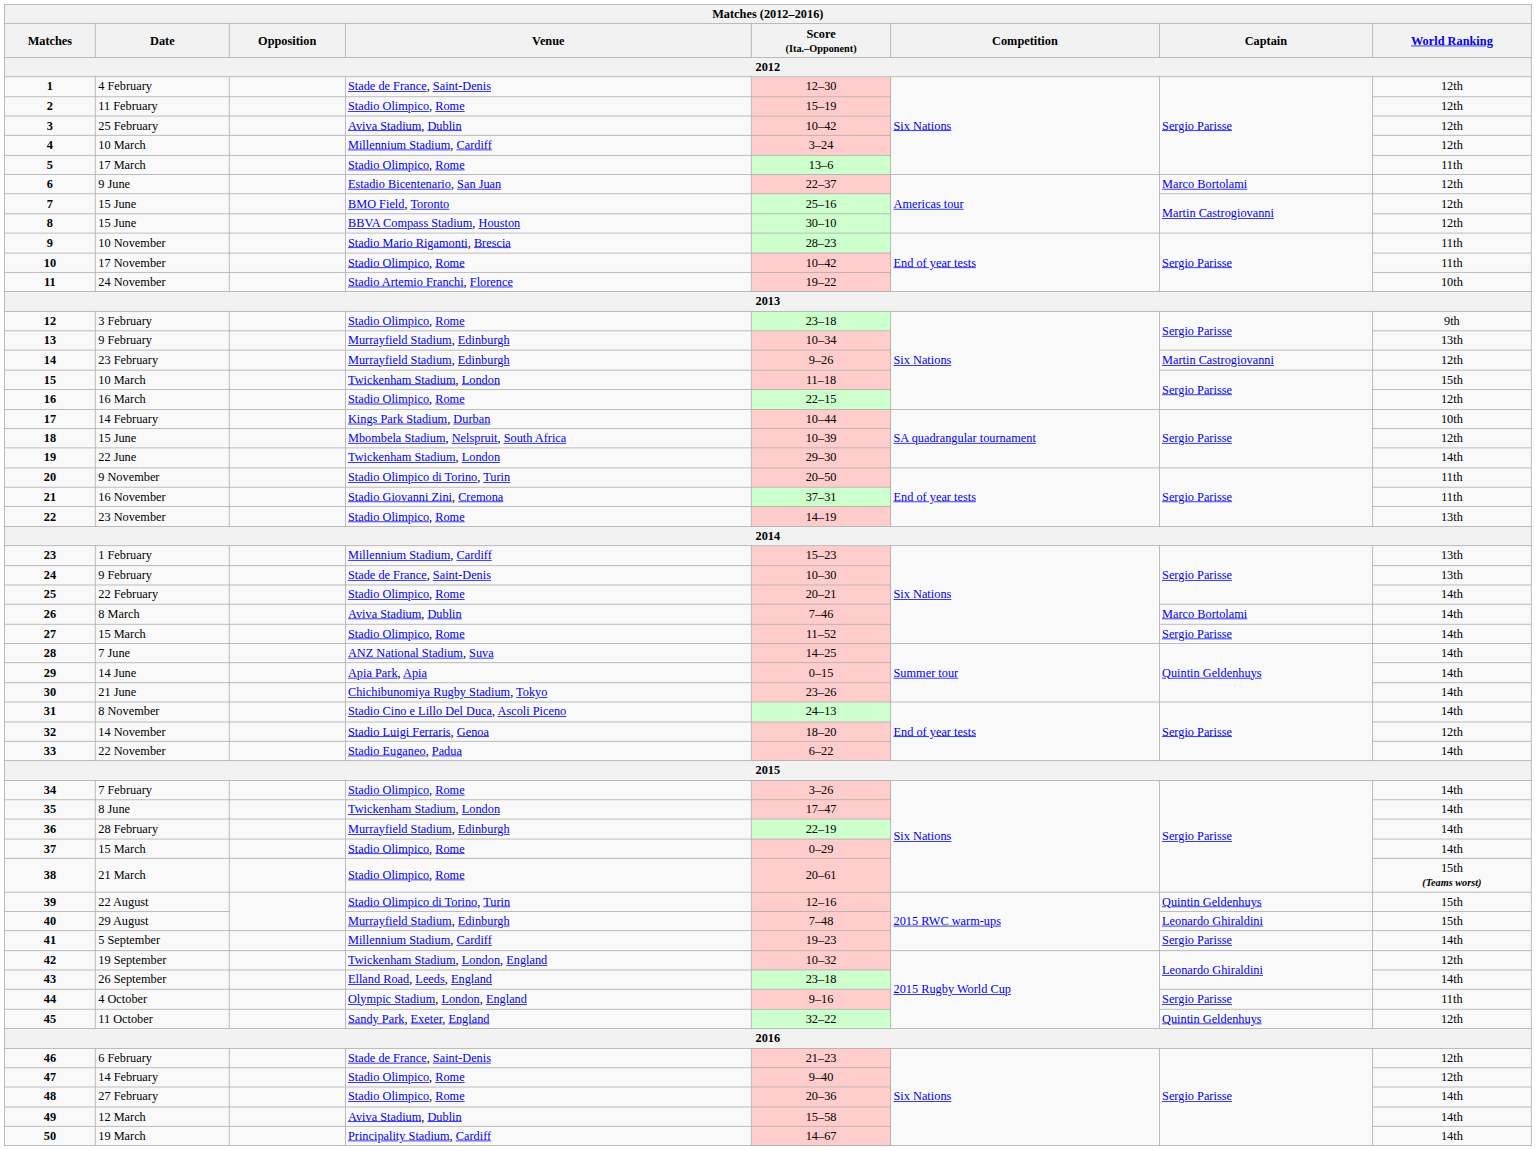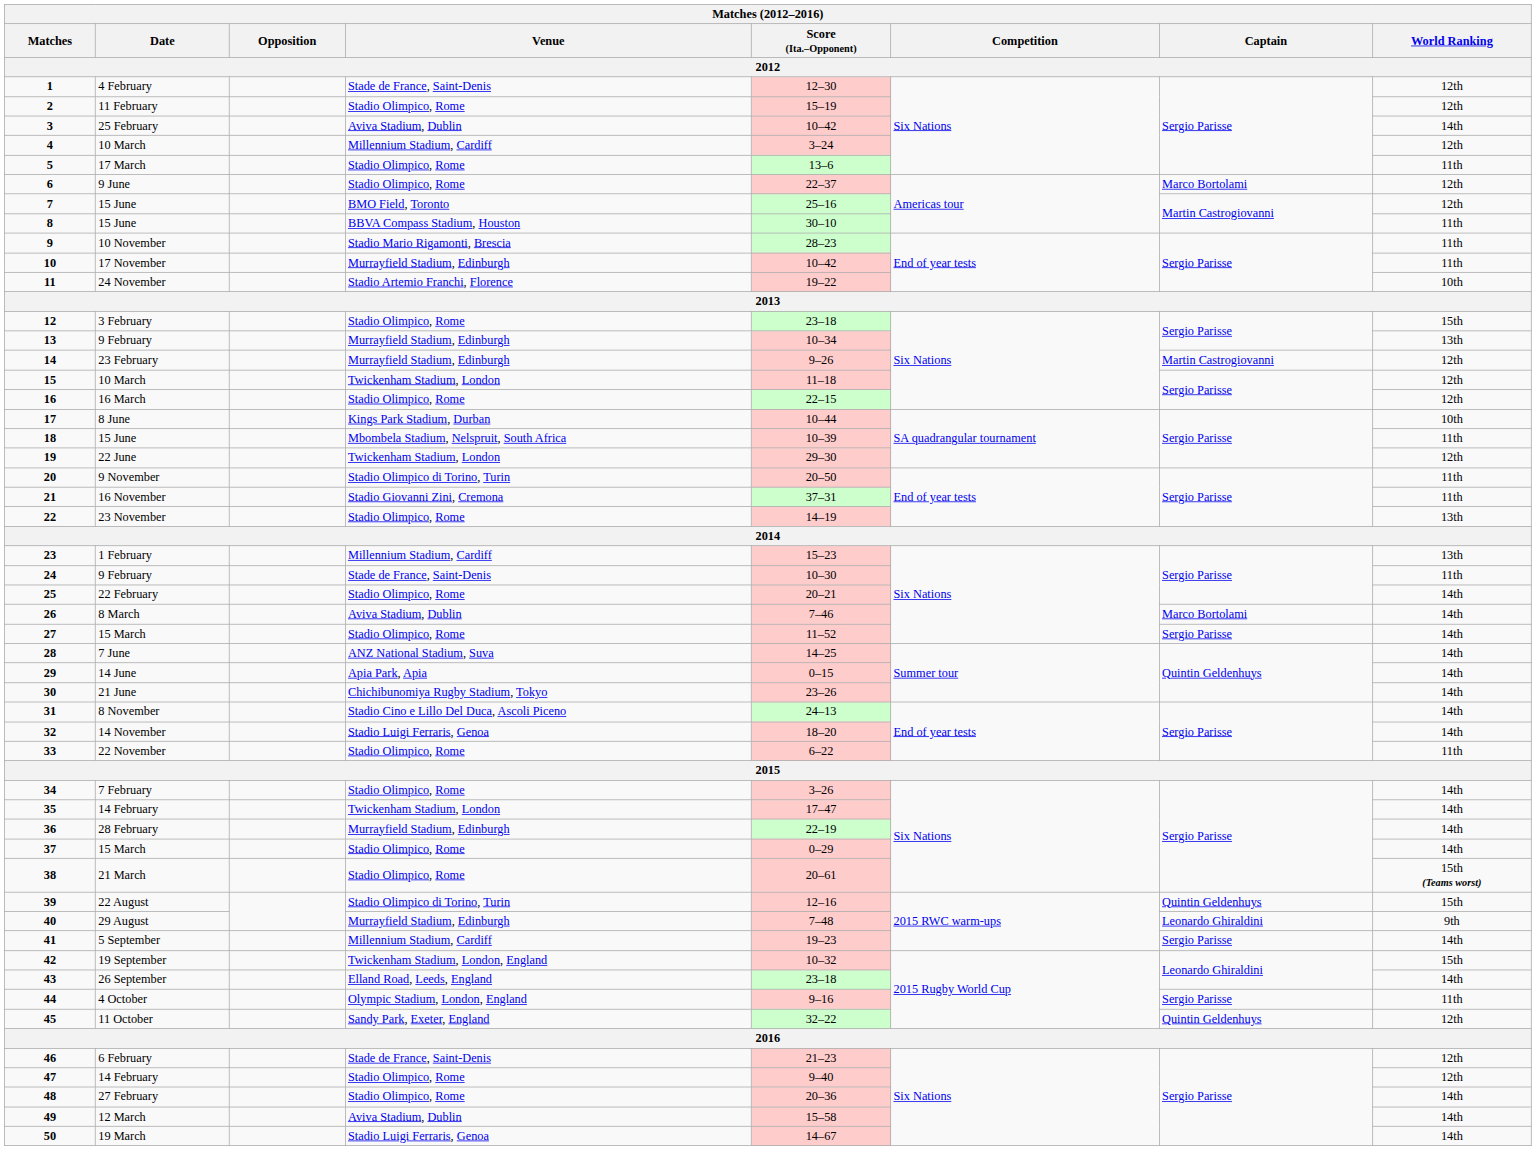(1452, 125) 12th -> (1452, 125) 14th
(425, 184) Estadio Bicentenario, San Juan -> (406, 184) Stadio Olimpico, Rome
(1452, 223) 12th -> (1452, 223) 11th
(406, 262) Stadio Olimpico, Rome -> (429, 262) Murrayfield Stadium, Edinburgh
(1452, 321) 9th -> (1452, 321) 15th
(1452, 379) 15th -> (1452, 379) 12th
(128, 418) 14 February -> (114, 418) 8 June
(1452, 438) 12th -> (1452, 438) 11th
(1452, 457) 14th -> (1452, 457) 12th
(1452, 575) 13th -> (1452, 575) 11th
(1452, 731) 12th -> (1452, 731) 14th
(405, 751) Stadio Euganeo, Padua -> (406, 751) Stadio Olimpico, Rome
(1452, 751) 14th -> (1452, 751) 11th
(114, 809) 8 June -> (128, 809) 14 February
(1452, 921) 15th -> (1452, 921) 9th
(1452, 960) 12th -> (1452, 960) 15th
(420, 1136) Principality Stadium, Cardiff -> (418, 1136) Stadio Luigi Ferraris, Genoa
